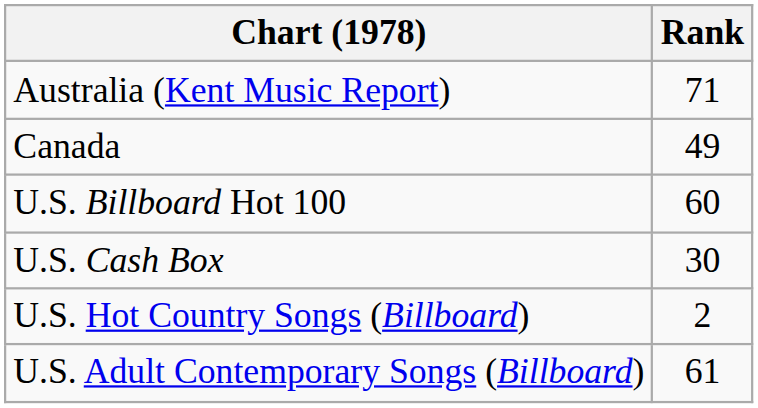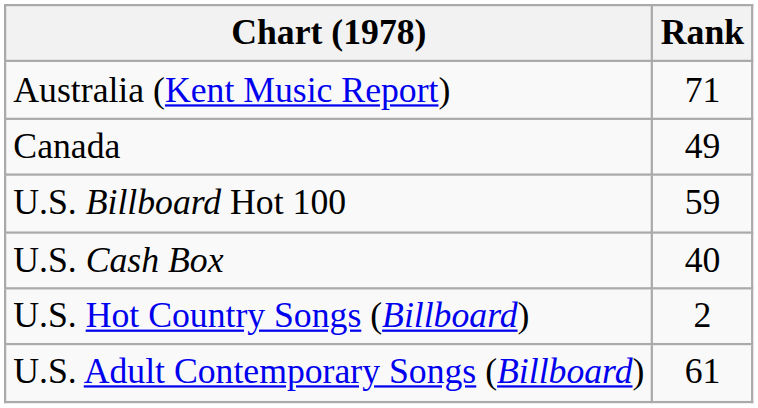(702, 202) 60 -> (702, 202) 59
(702, 259) 30 -> (702, 259) 40
